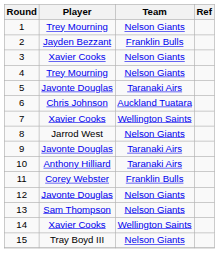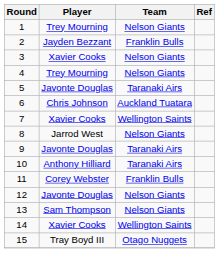(155, 240) Nelson Giants -> (155, 240) Otago Nuggets
